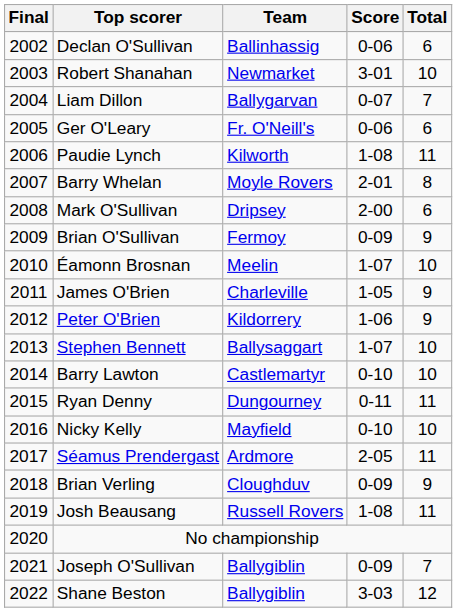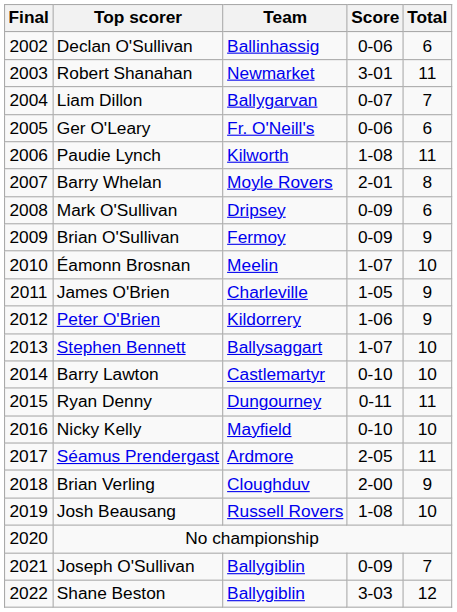(427, 73) 10 -> (427, 73) 11
(375, 210) 2-00 -> (375, 210) 0-09
(375, 484) 0-09 -> (375, 484) 2-00
(427, 511) 11 -> (427, 511) 10
